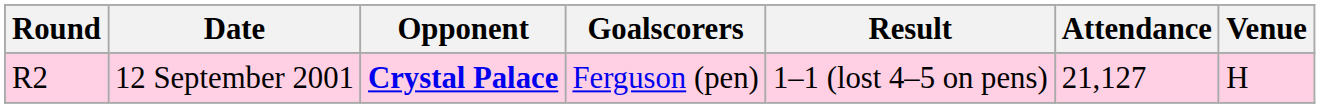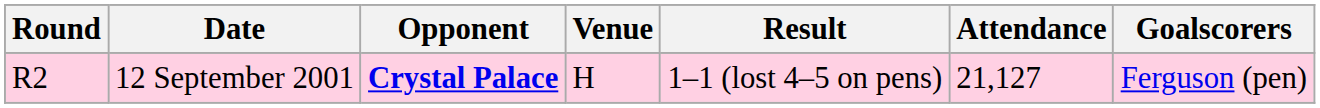columns swapped: (1267, 28) <-> (666, 28)
